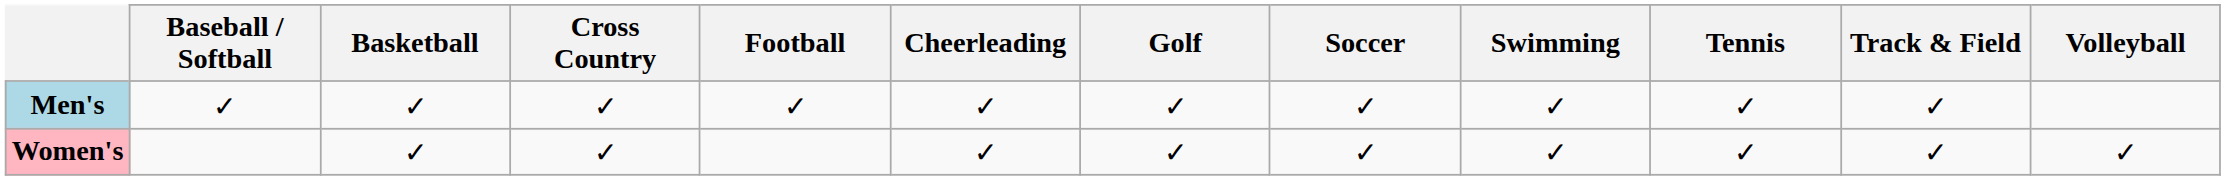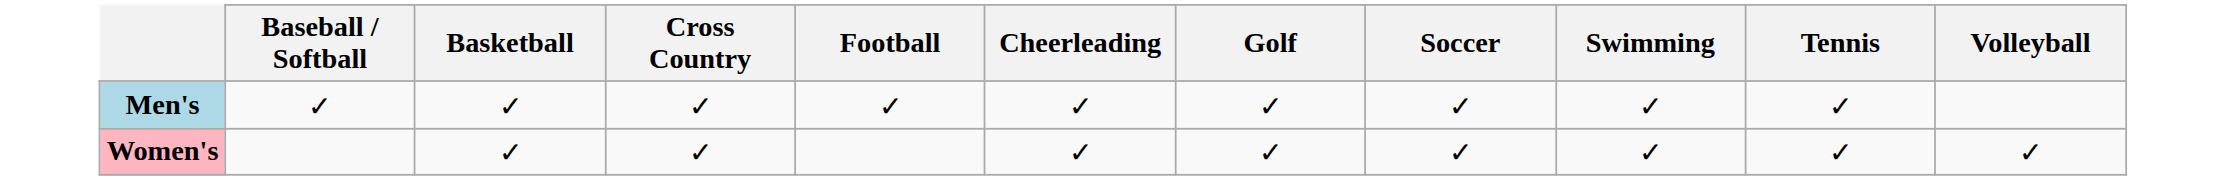- column: (1935, 42)
